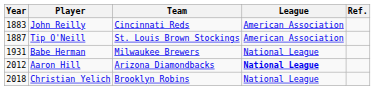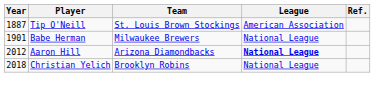- row: (58, 25)
(16, 52) 1931 -> (16, 38) 1901
